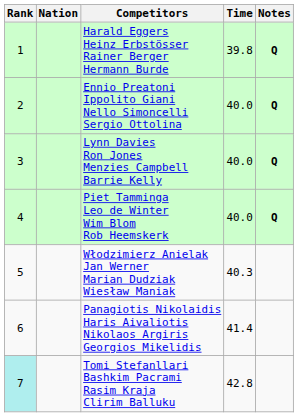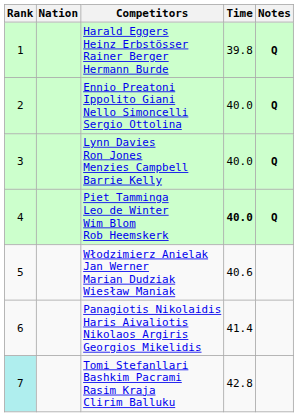(240, 217) normal -> (240, 217) bold
(240, 272) 40.3 -> (240, 272) 40.6
